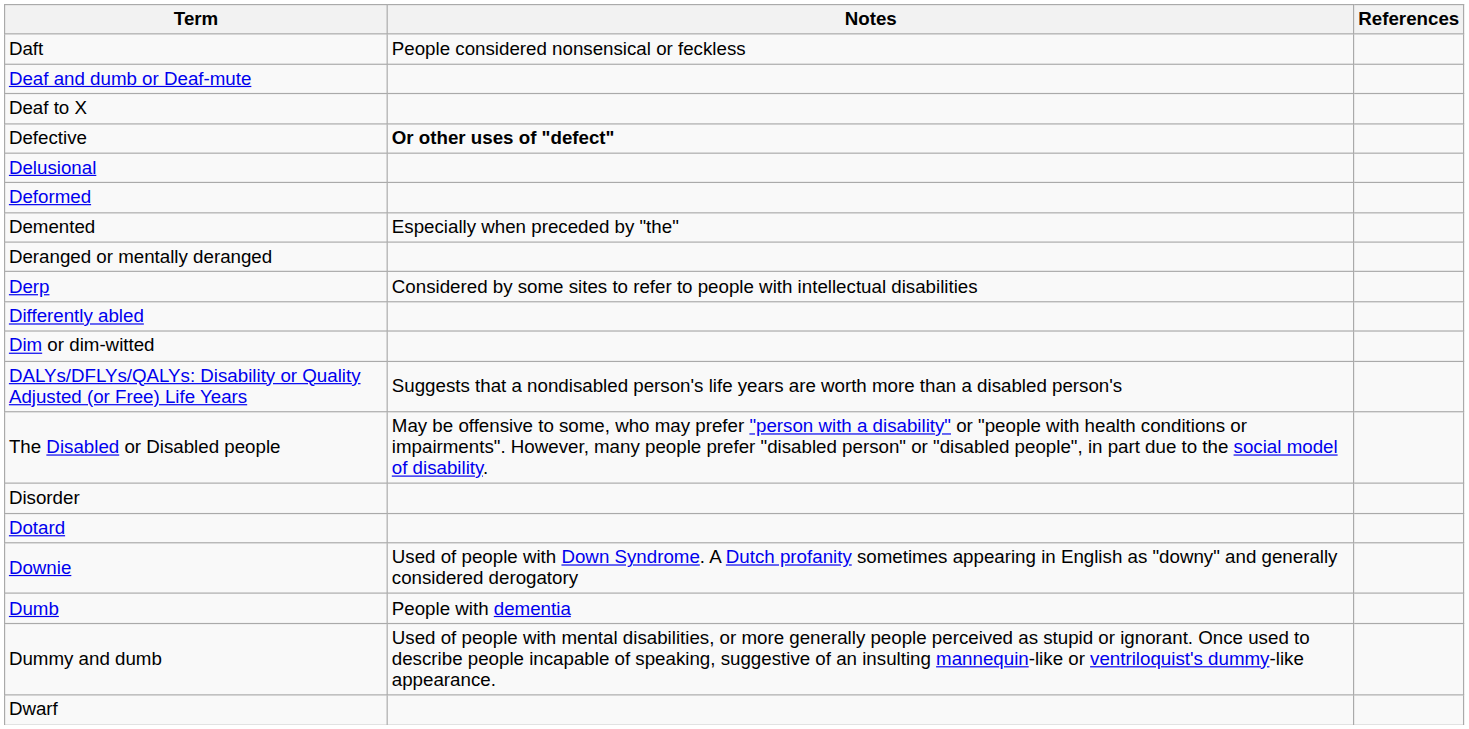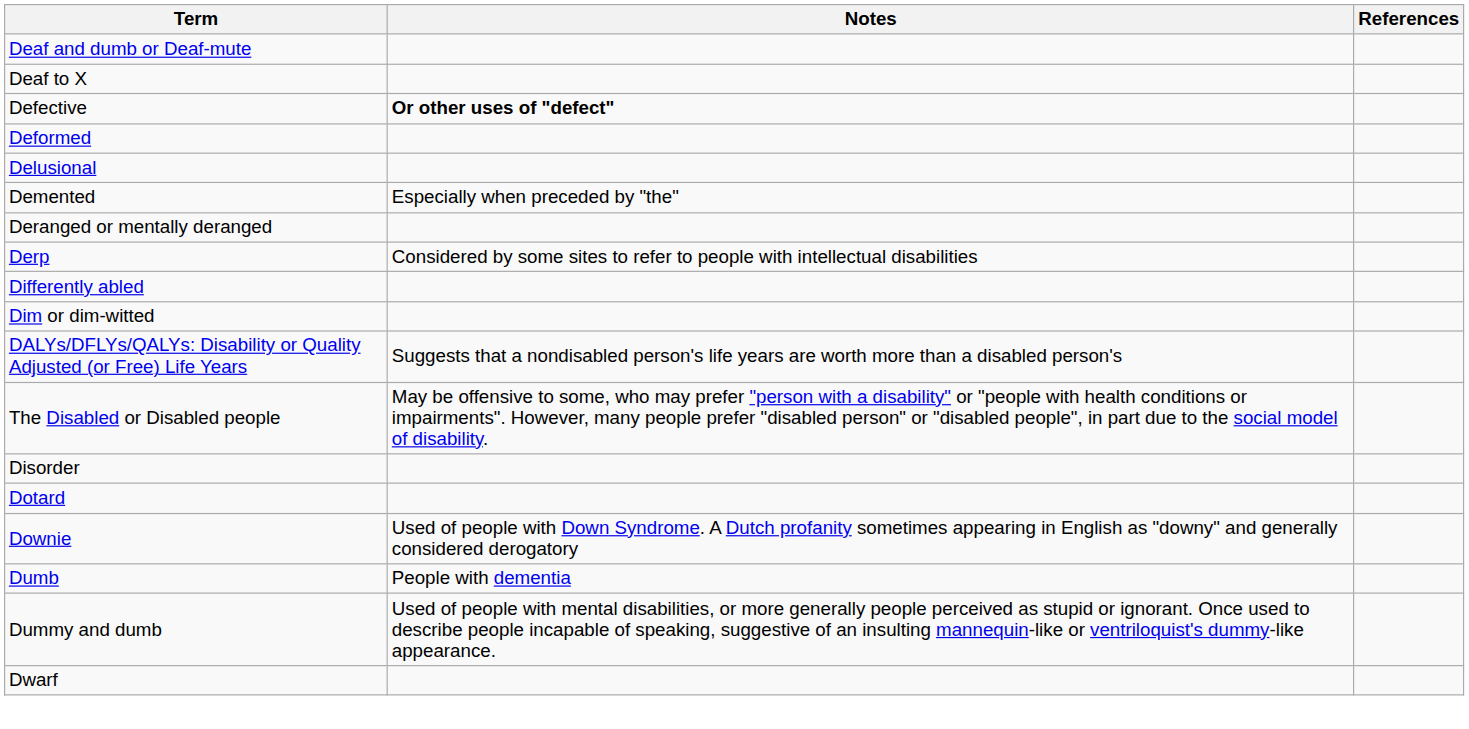- row: (26, 49)
rows swapped: (50, 197) <-> (53, 167)
